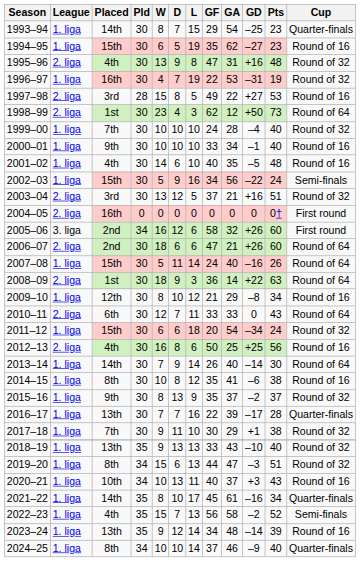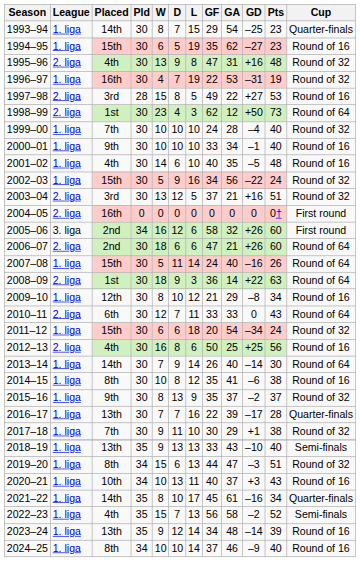(321, 180) Semi-finals -> (321, 180) Round of 32
(321, 448) Round of 32 -> (321, 448) Semi-finals
(321, 548) Quarter-finals -> (321, 548) Round of 16
